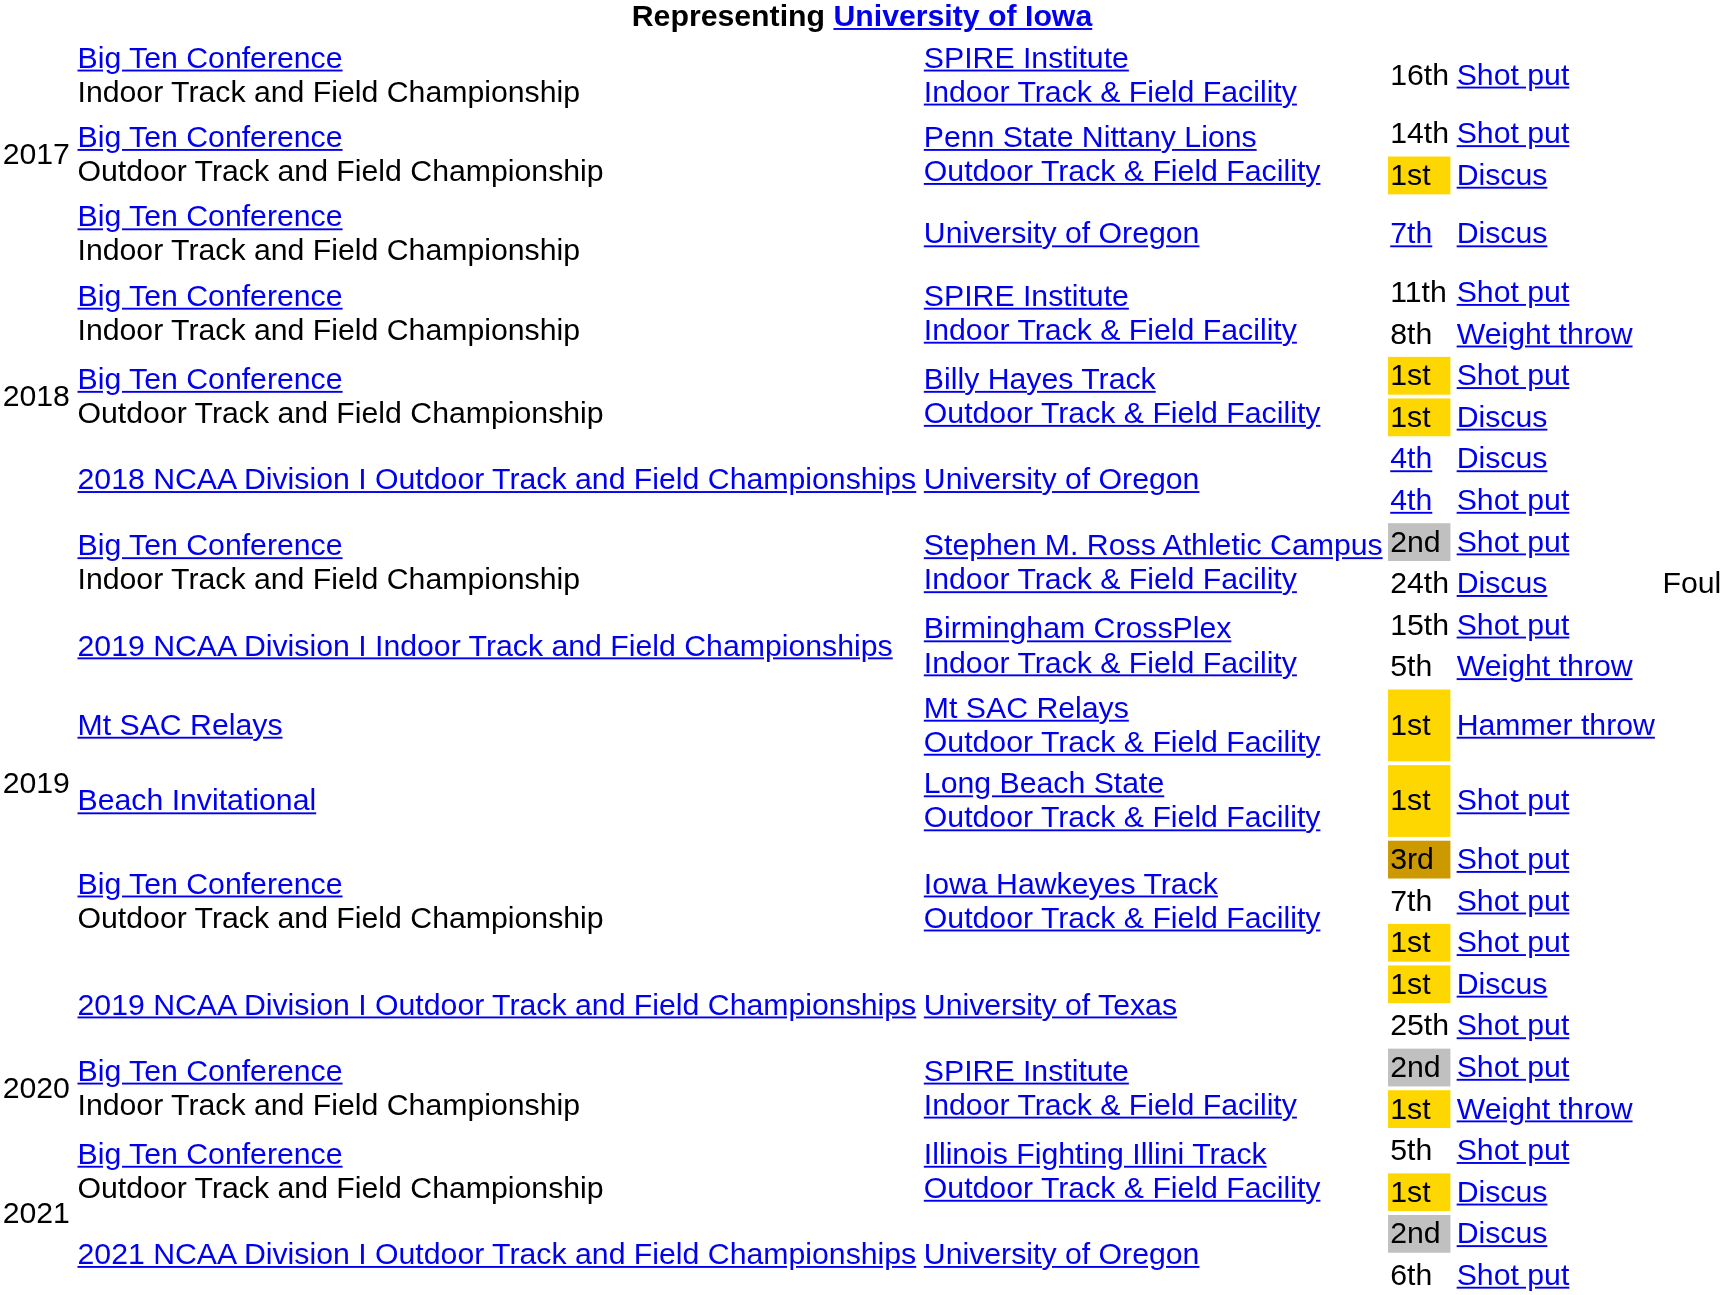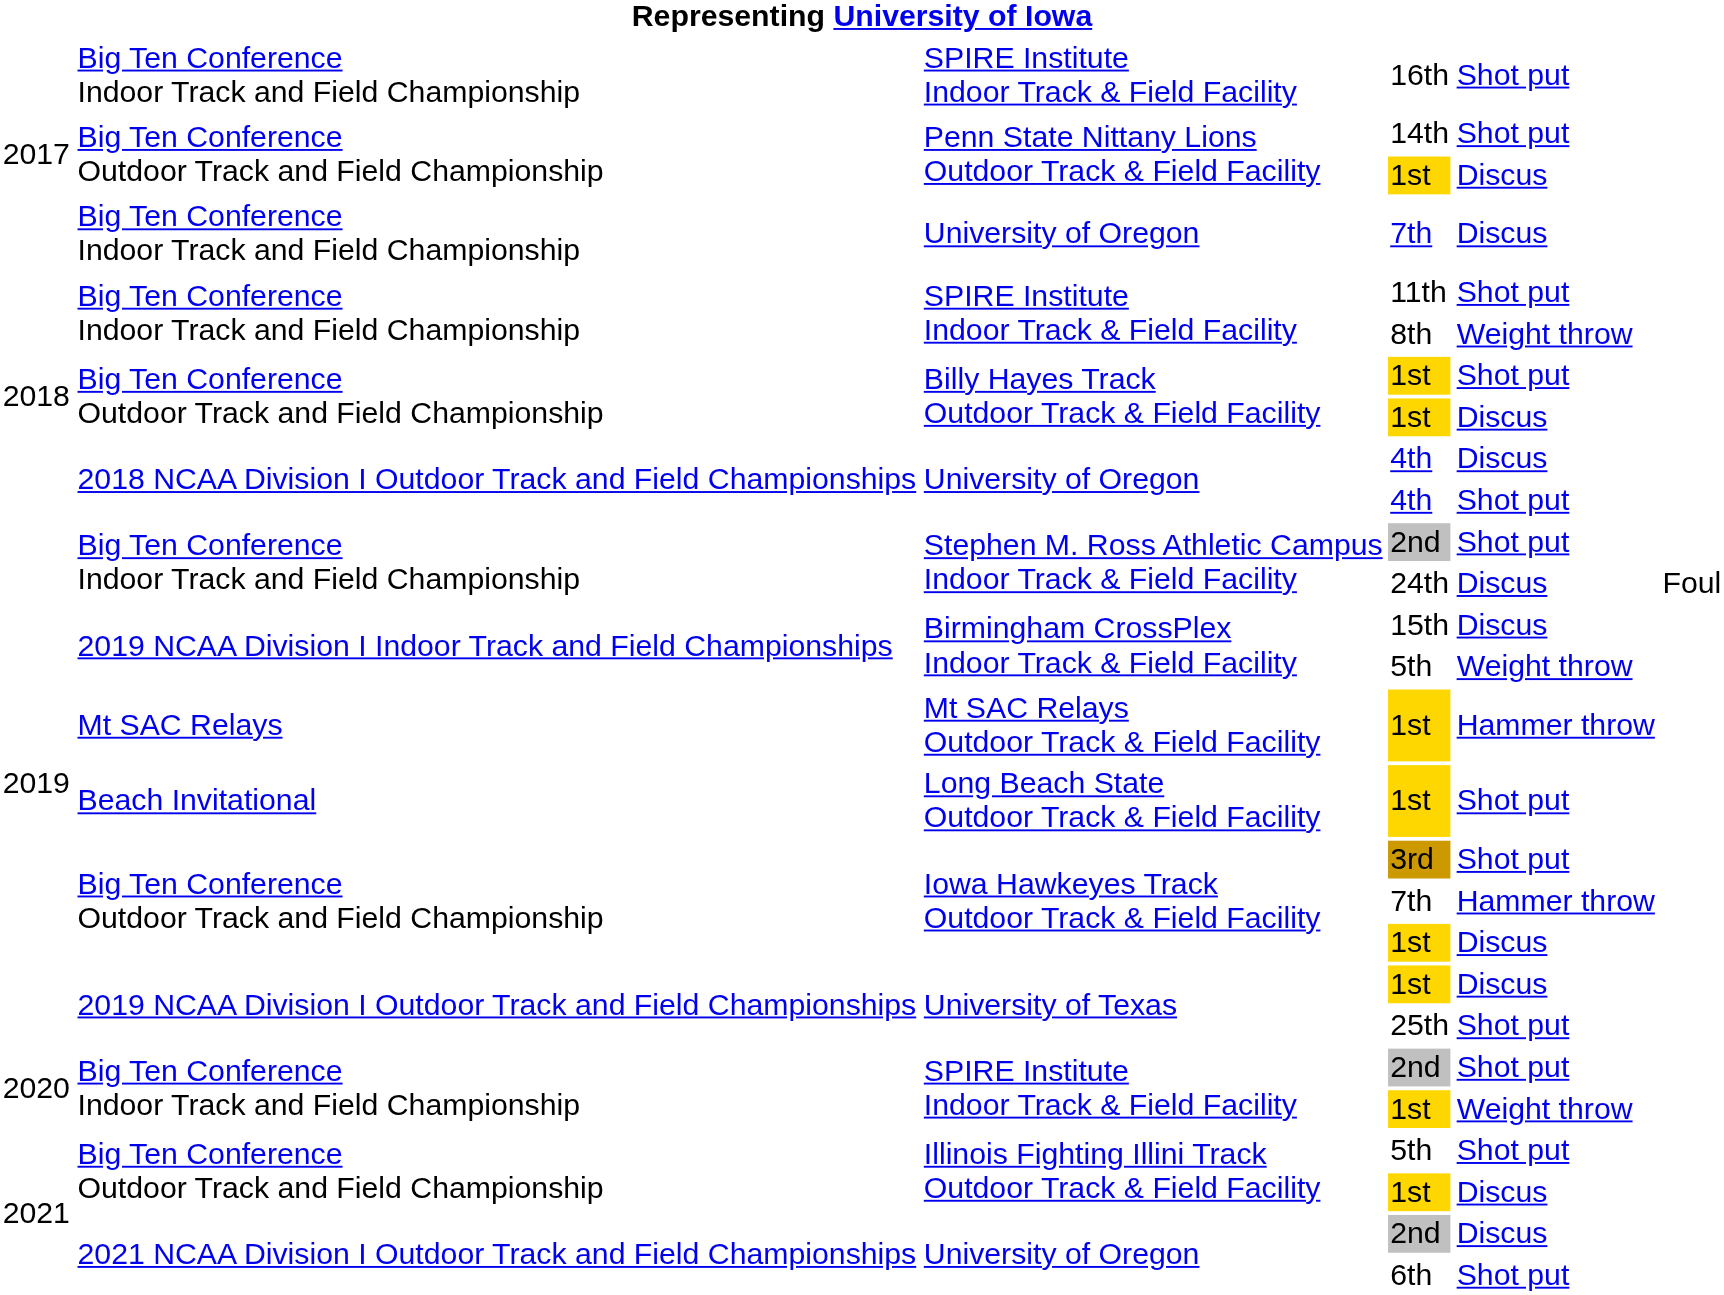(1513, 624) Shot put -> (1502, 624) Discus
(1513, 900) Shot put -> (1556, 900) Hammer throw
(1513, 942) Shot put -> (1502, 942) Discus
